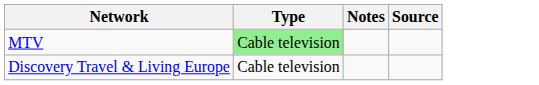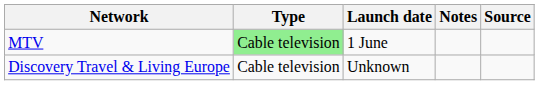+ column: (389, 17)
